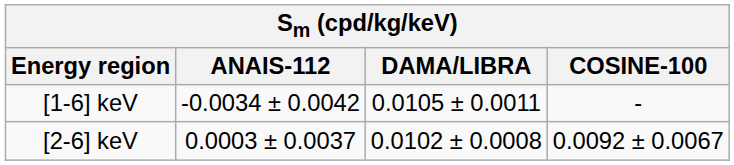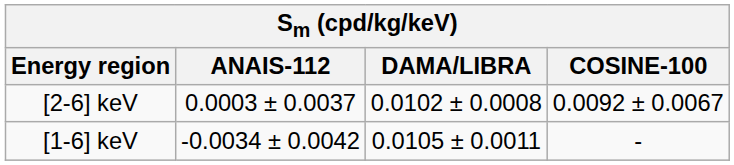rows swapped: (91, 103) <-> (91, 140)
